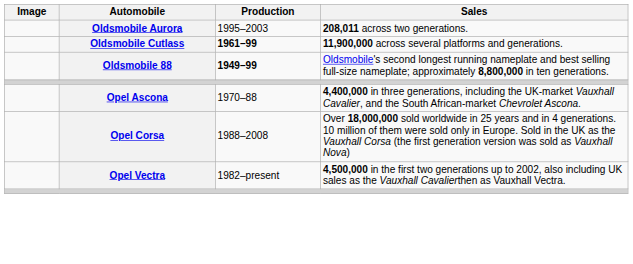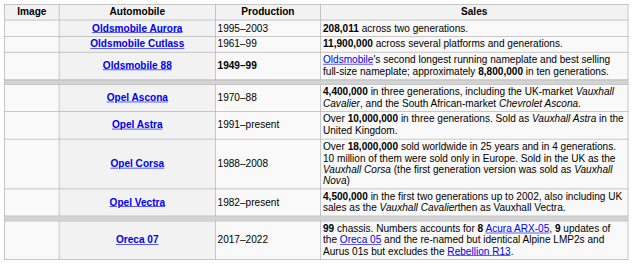(237, 44) bold -> (237, 44) normal
+ row: (137, 125)
+ row: (137, 240)
